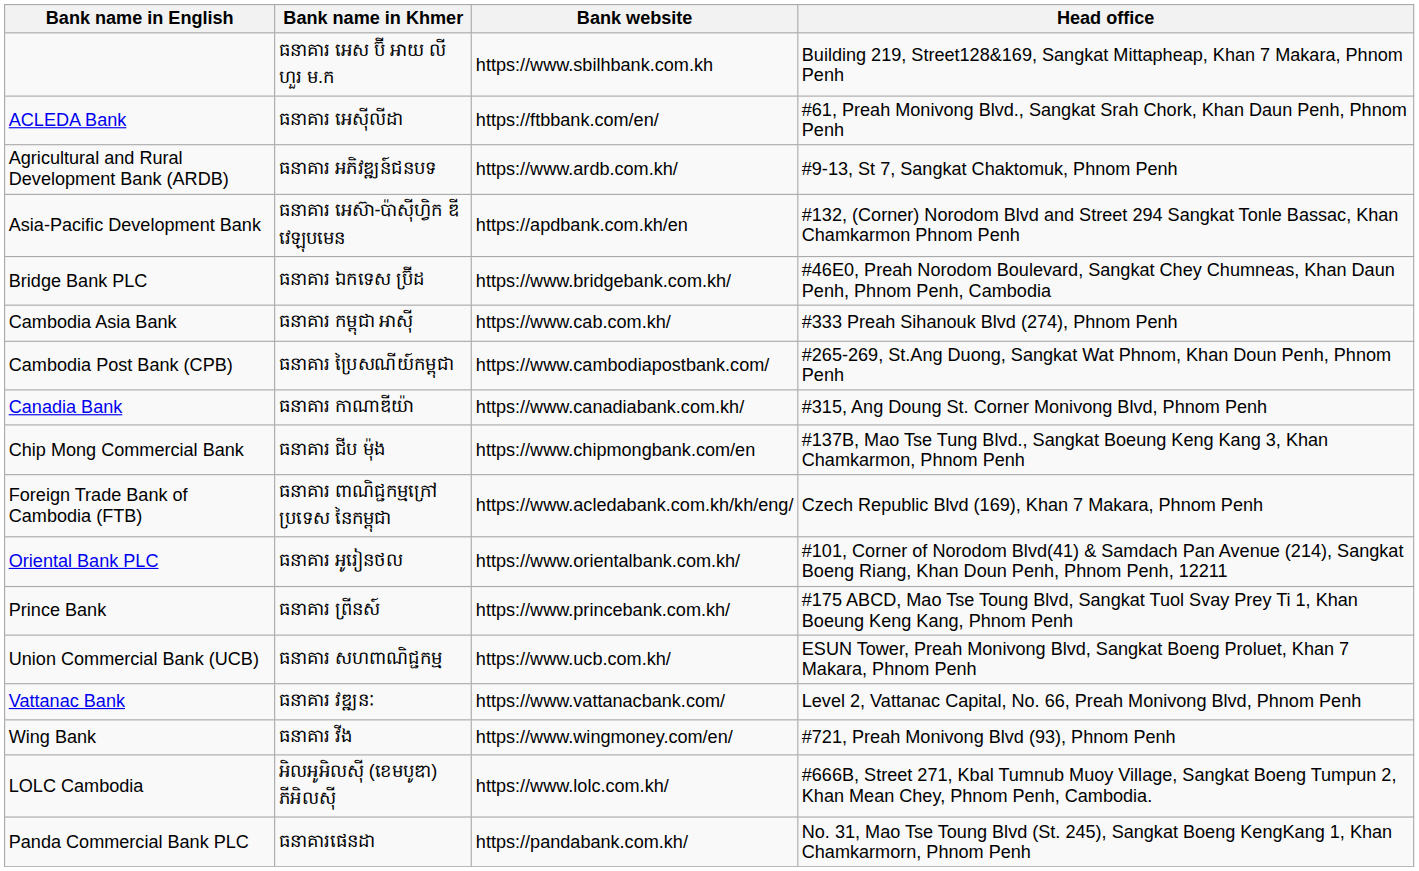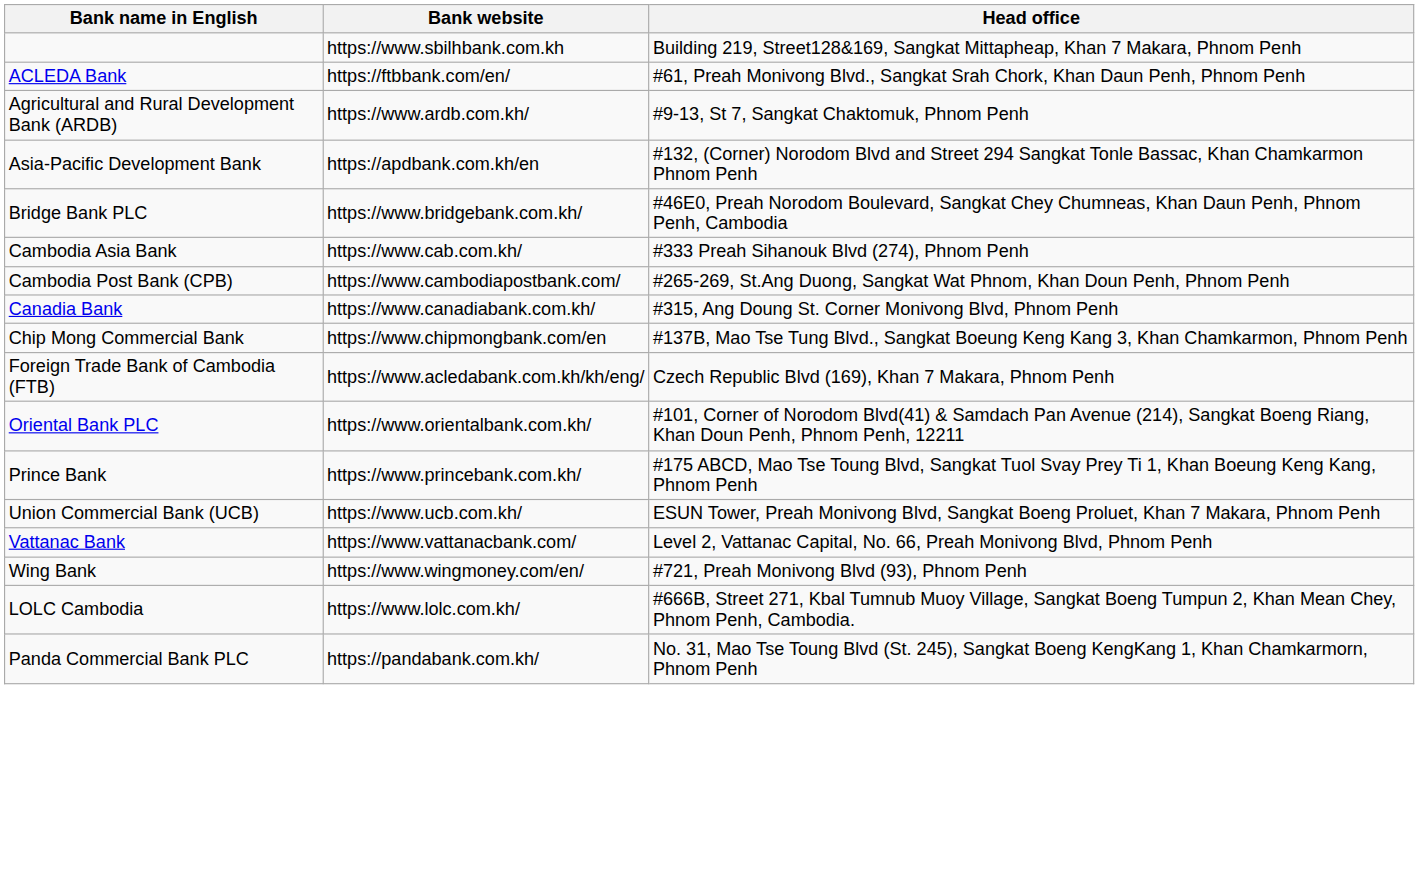- column: (373, 18)
